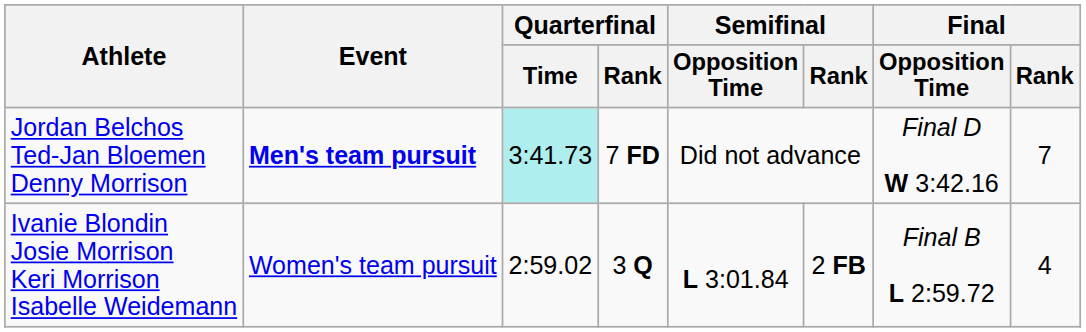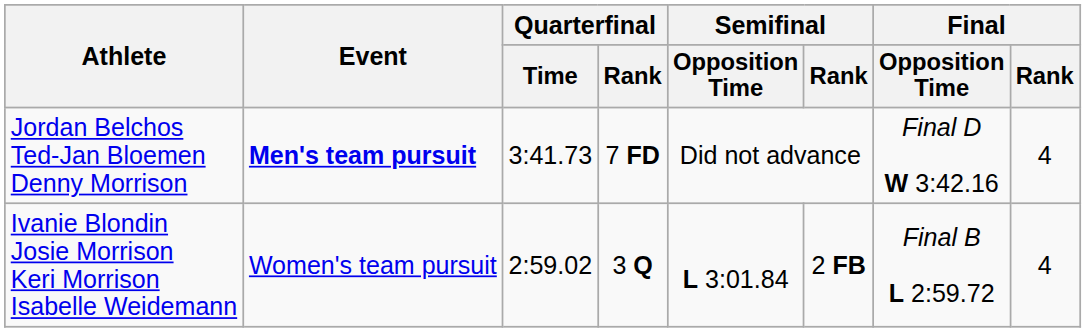(550, 156) paleturquoise background -> (550, 156) no background
(1045, 156) 7 -> (1045, 156) 4
